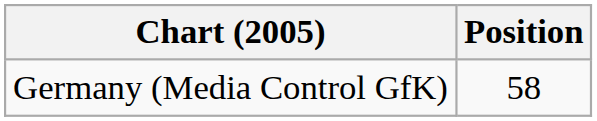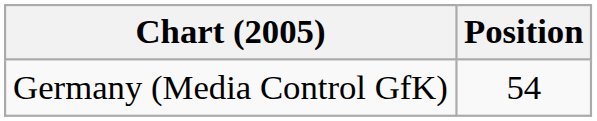(524, 87) 58 -> (524, 87) 54
